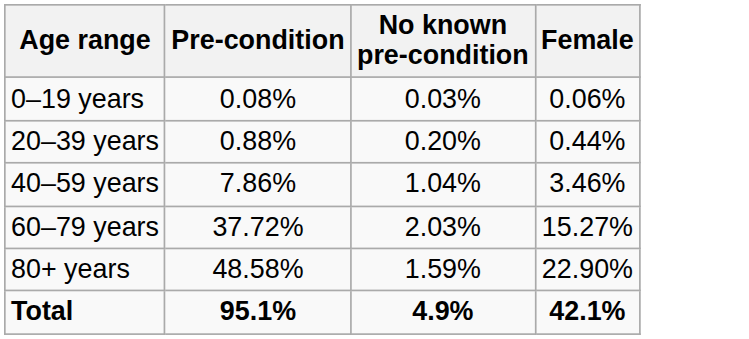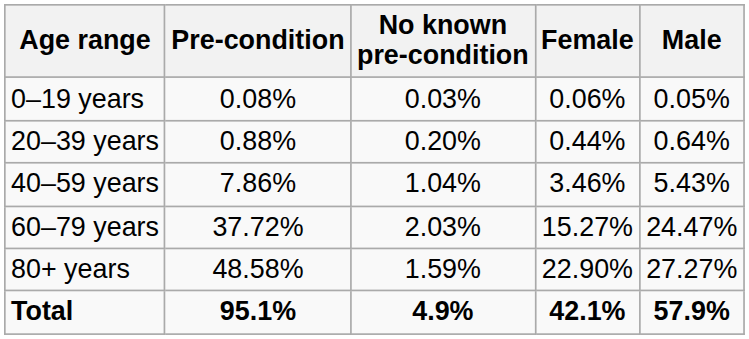+ column: (692, 40)
